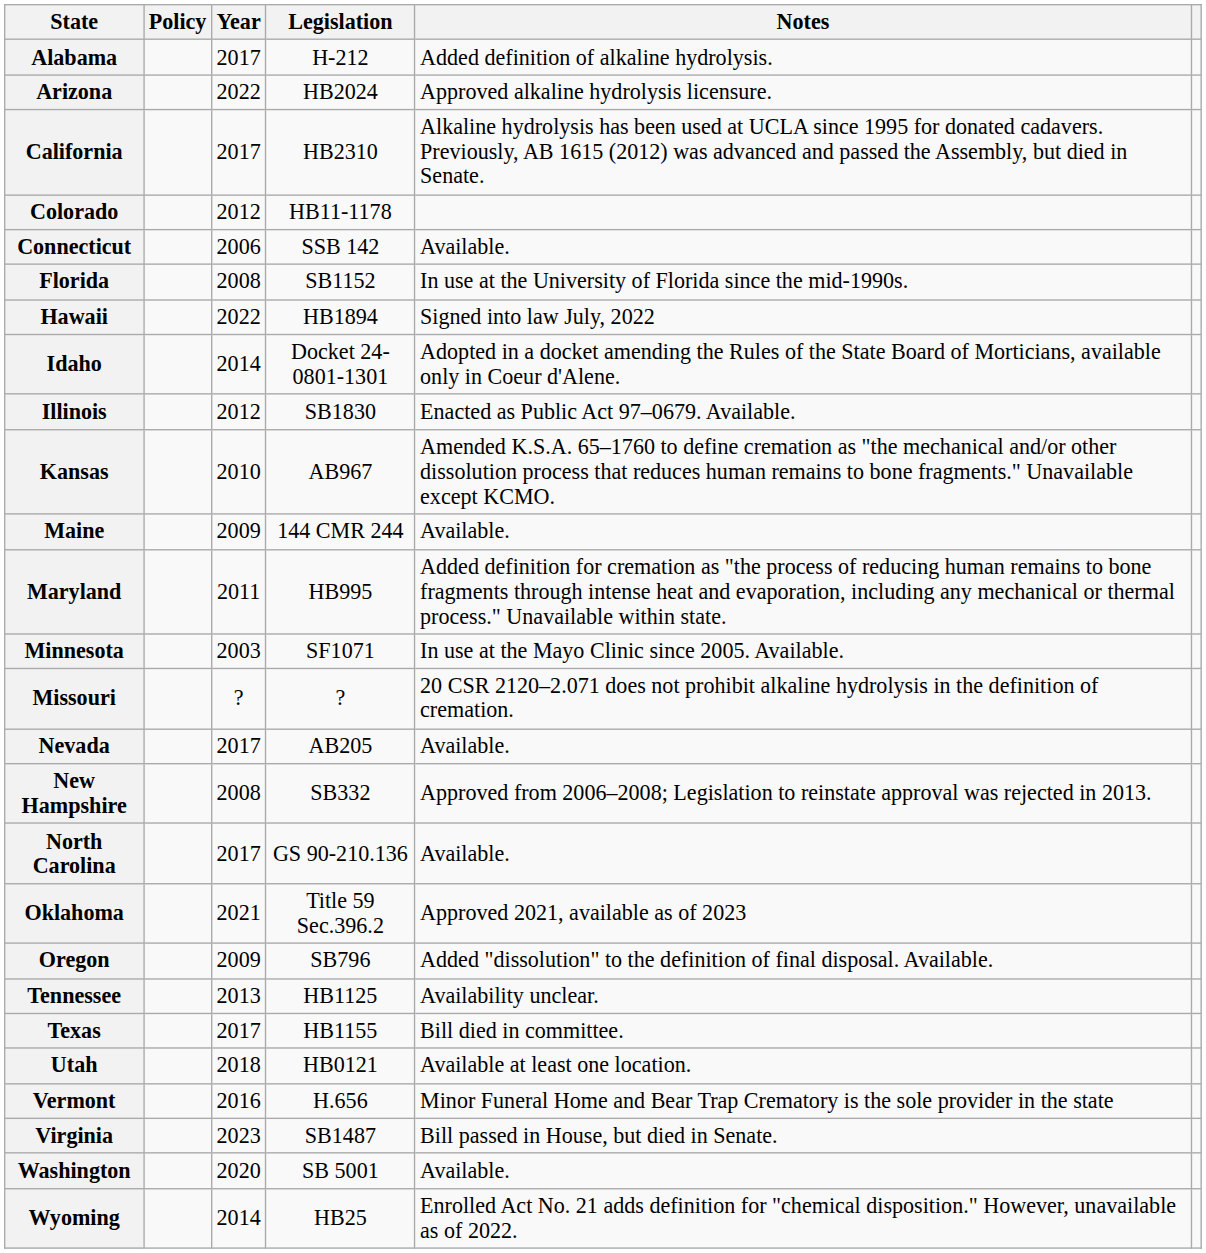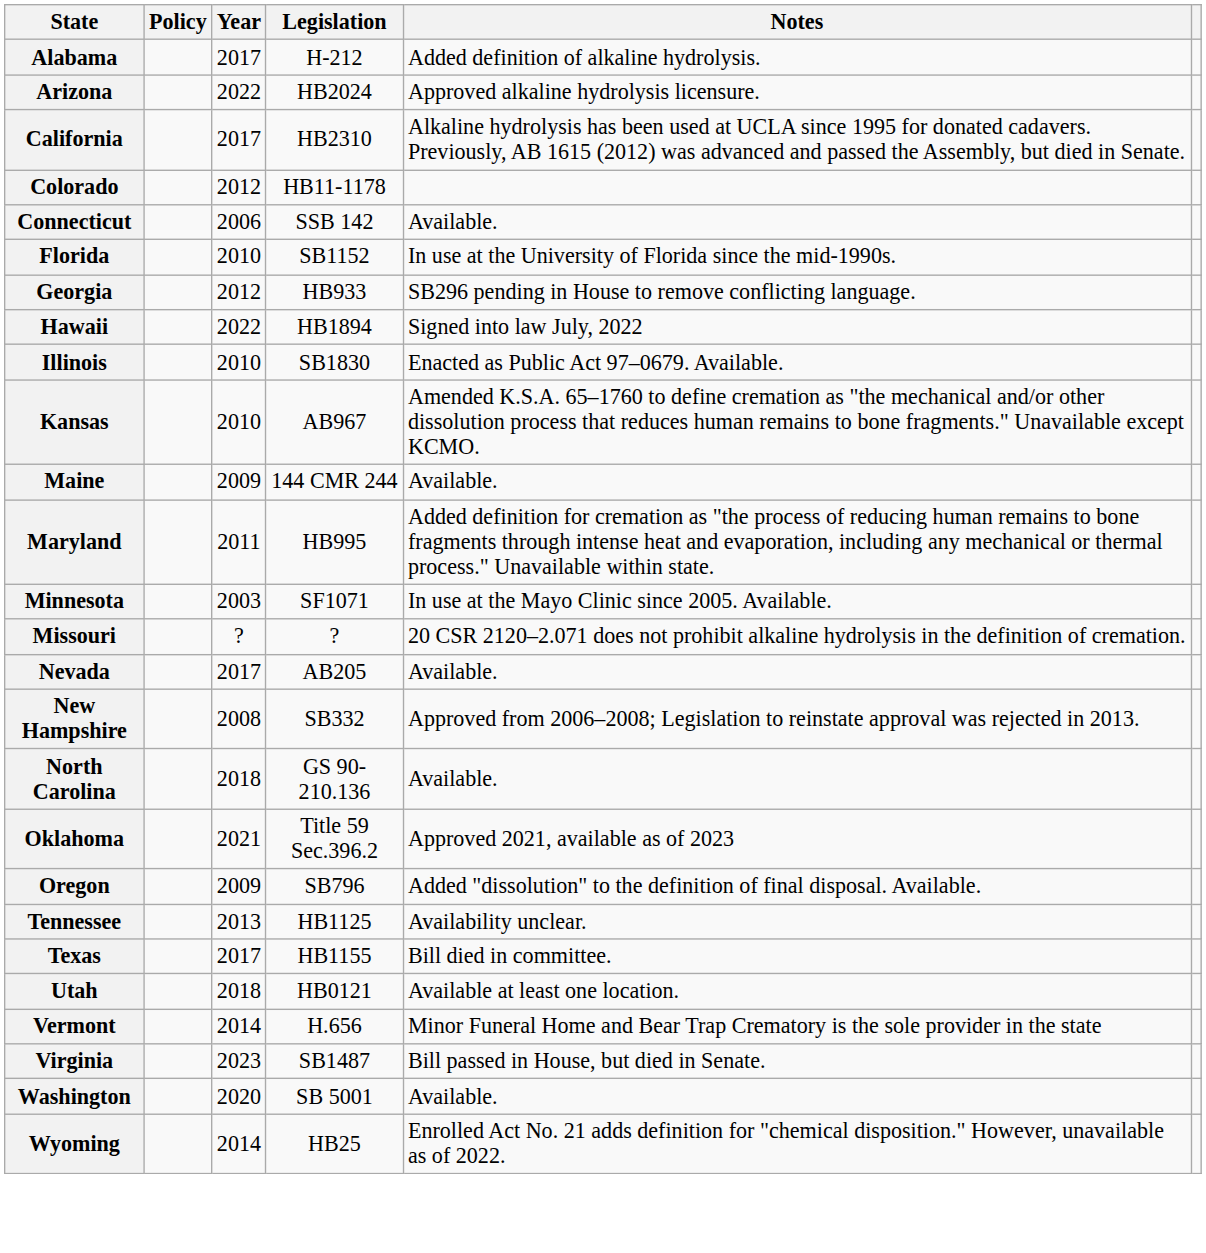(239, 281) 2008 -> (239, 256) 2010
+ row: (74, 291)
- row: (74, 364)
(239, 411) 2012 -> (239, 362) 2010
(239, 853) 2017 -> (239, 778) 2018
(239, 1100) 2016 -> (239, 1026) 2014
